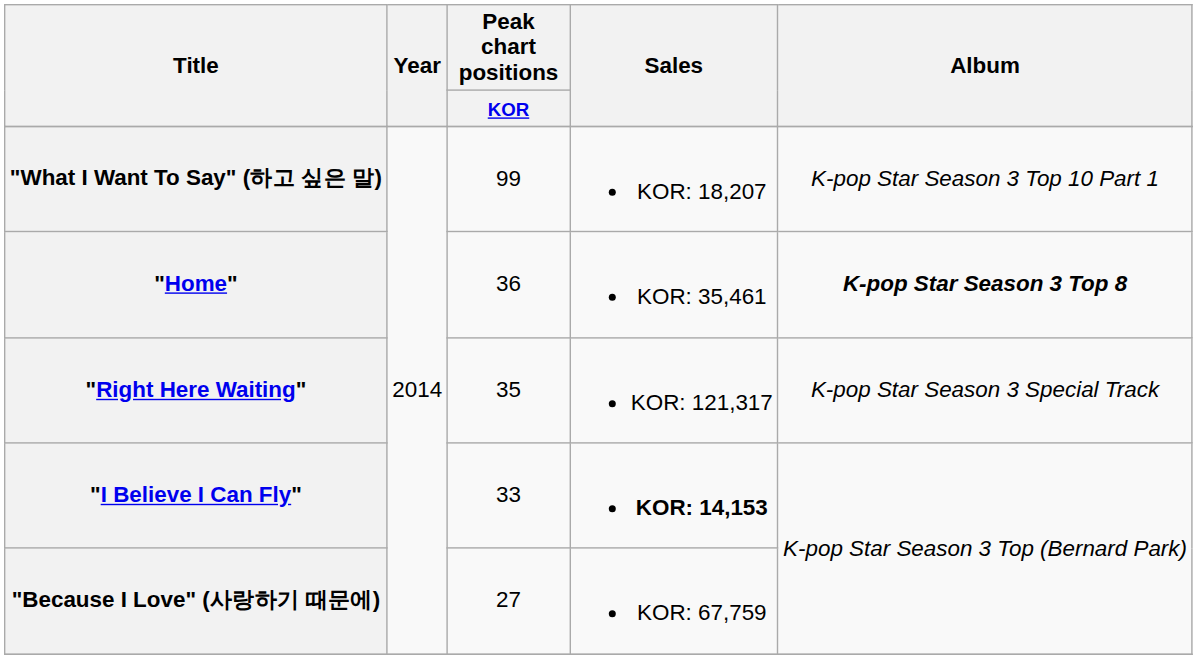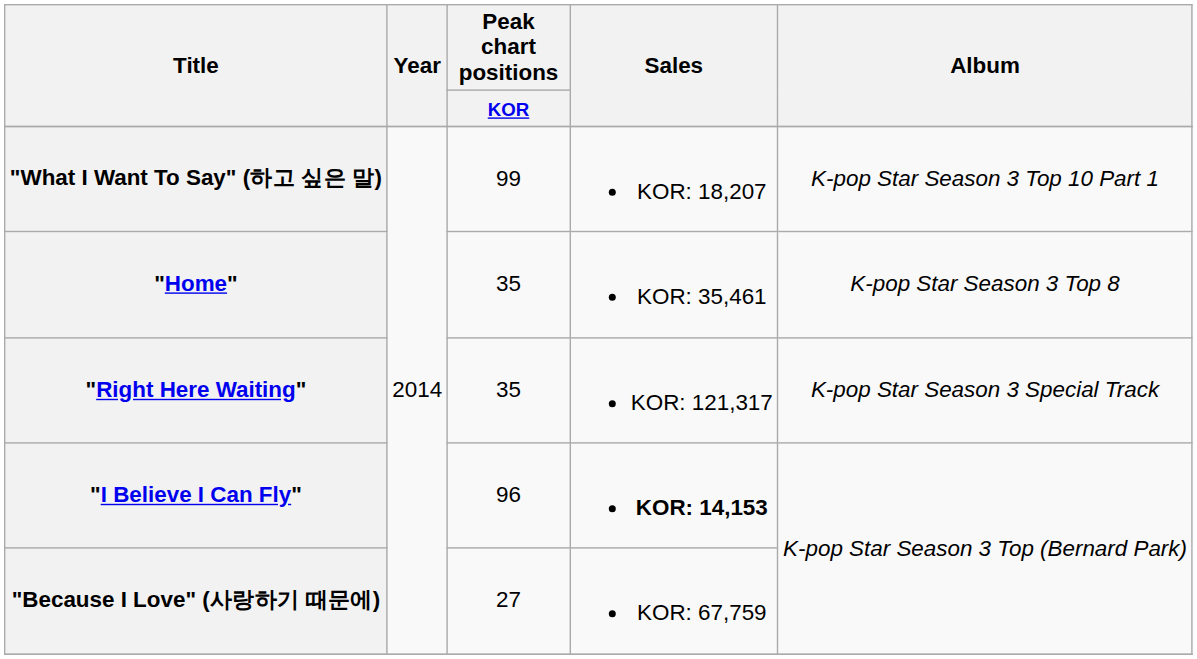(508, 284) 36 -> (508, 284) 35
(985, 284) bold -> (985, 284) normal
(508, 495) 33 -> (508, 495) 96
